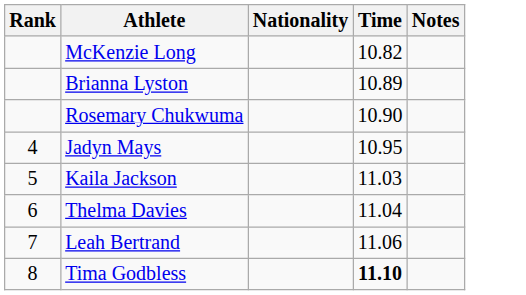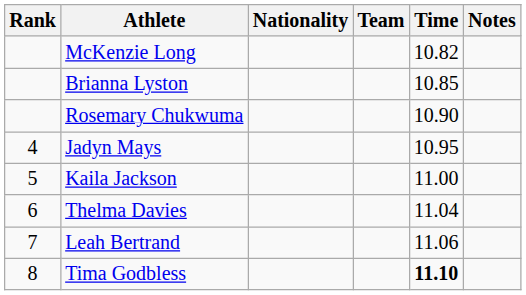+ column: (381, 20)
(380, 83) 10.89 -> (436, 83) 10.85
(380, 178) 11.03 -> (436, 178) 11.00
